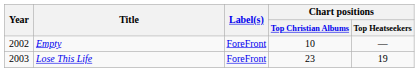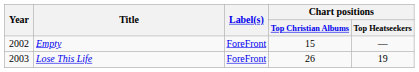(310, 43) 10 -> (310, 43) 15
(310, 59) 23 -> (310, 59) 26
